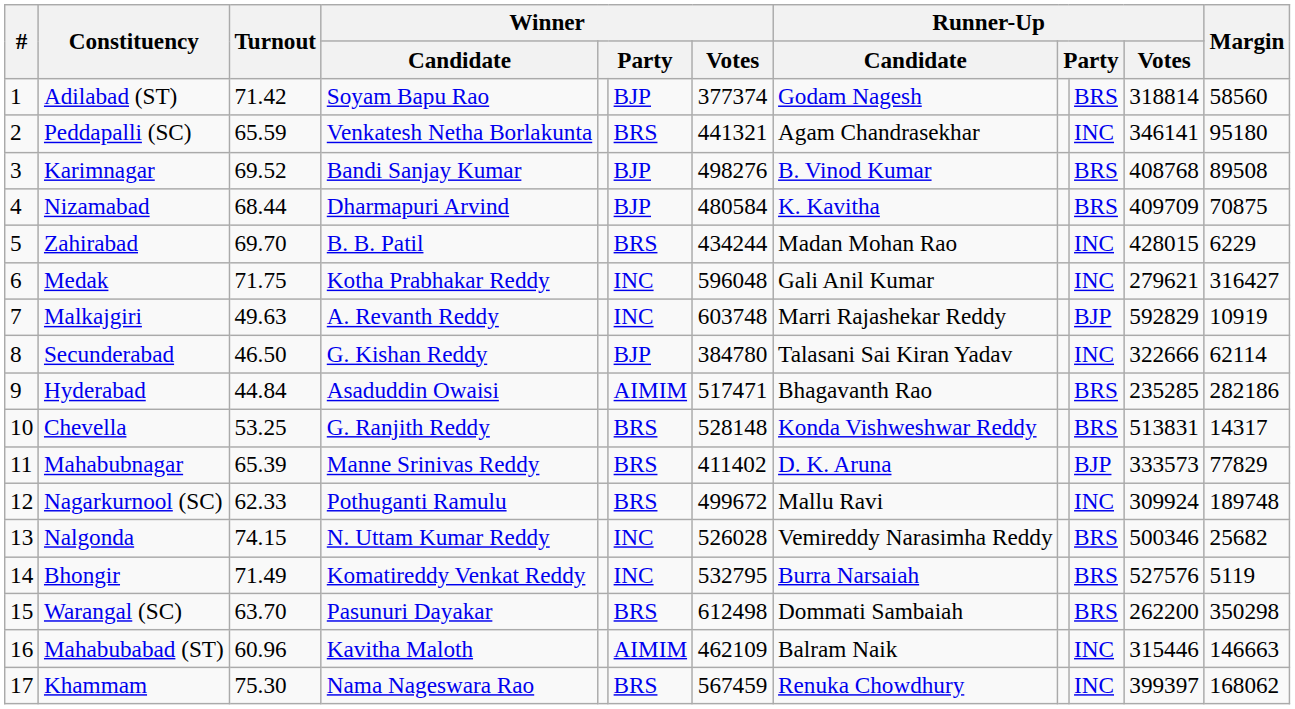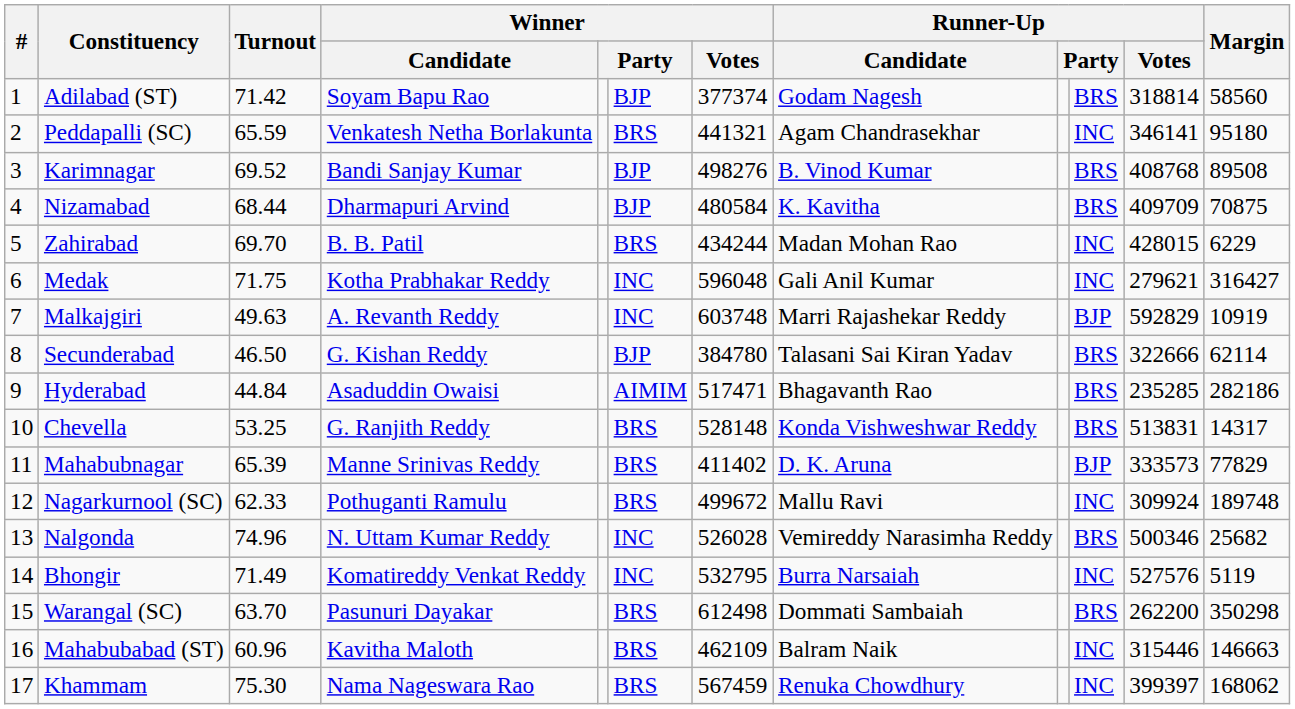(1094, 354) INC -> (1096, 354) BRS
(261, 538) 74.15 -> (261, 538) 74.96
(1096, 574) BRS -> (1094, 574) INC
(650, 648) AIMIM -> (636, 648) BRS
